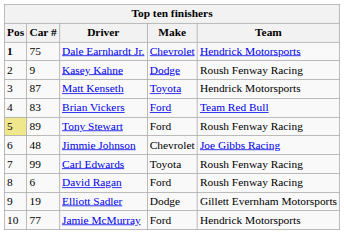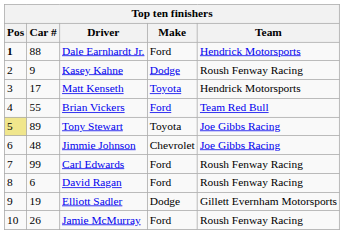(35, 51) 75 -> (35, 51) 88
(172, 51) Chevrolet -> (161, 51) Ford
(35, 89) 87 -> (35, 89) 17
(35, 108) 83 -> (35, 108) 55
(161, 126) Ford -> (165, 126) Toyota
(251, 126) Roush Fenway Racing -> (240, 126) Joe Gibbs Racing
(165, 164) Toyota -> (161, 164) Ford
(35, 220) 77 -> (35, 220) 26
(250, 220) Hendrick Motorsports -> (251, 220) Roush Fenway Racing
